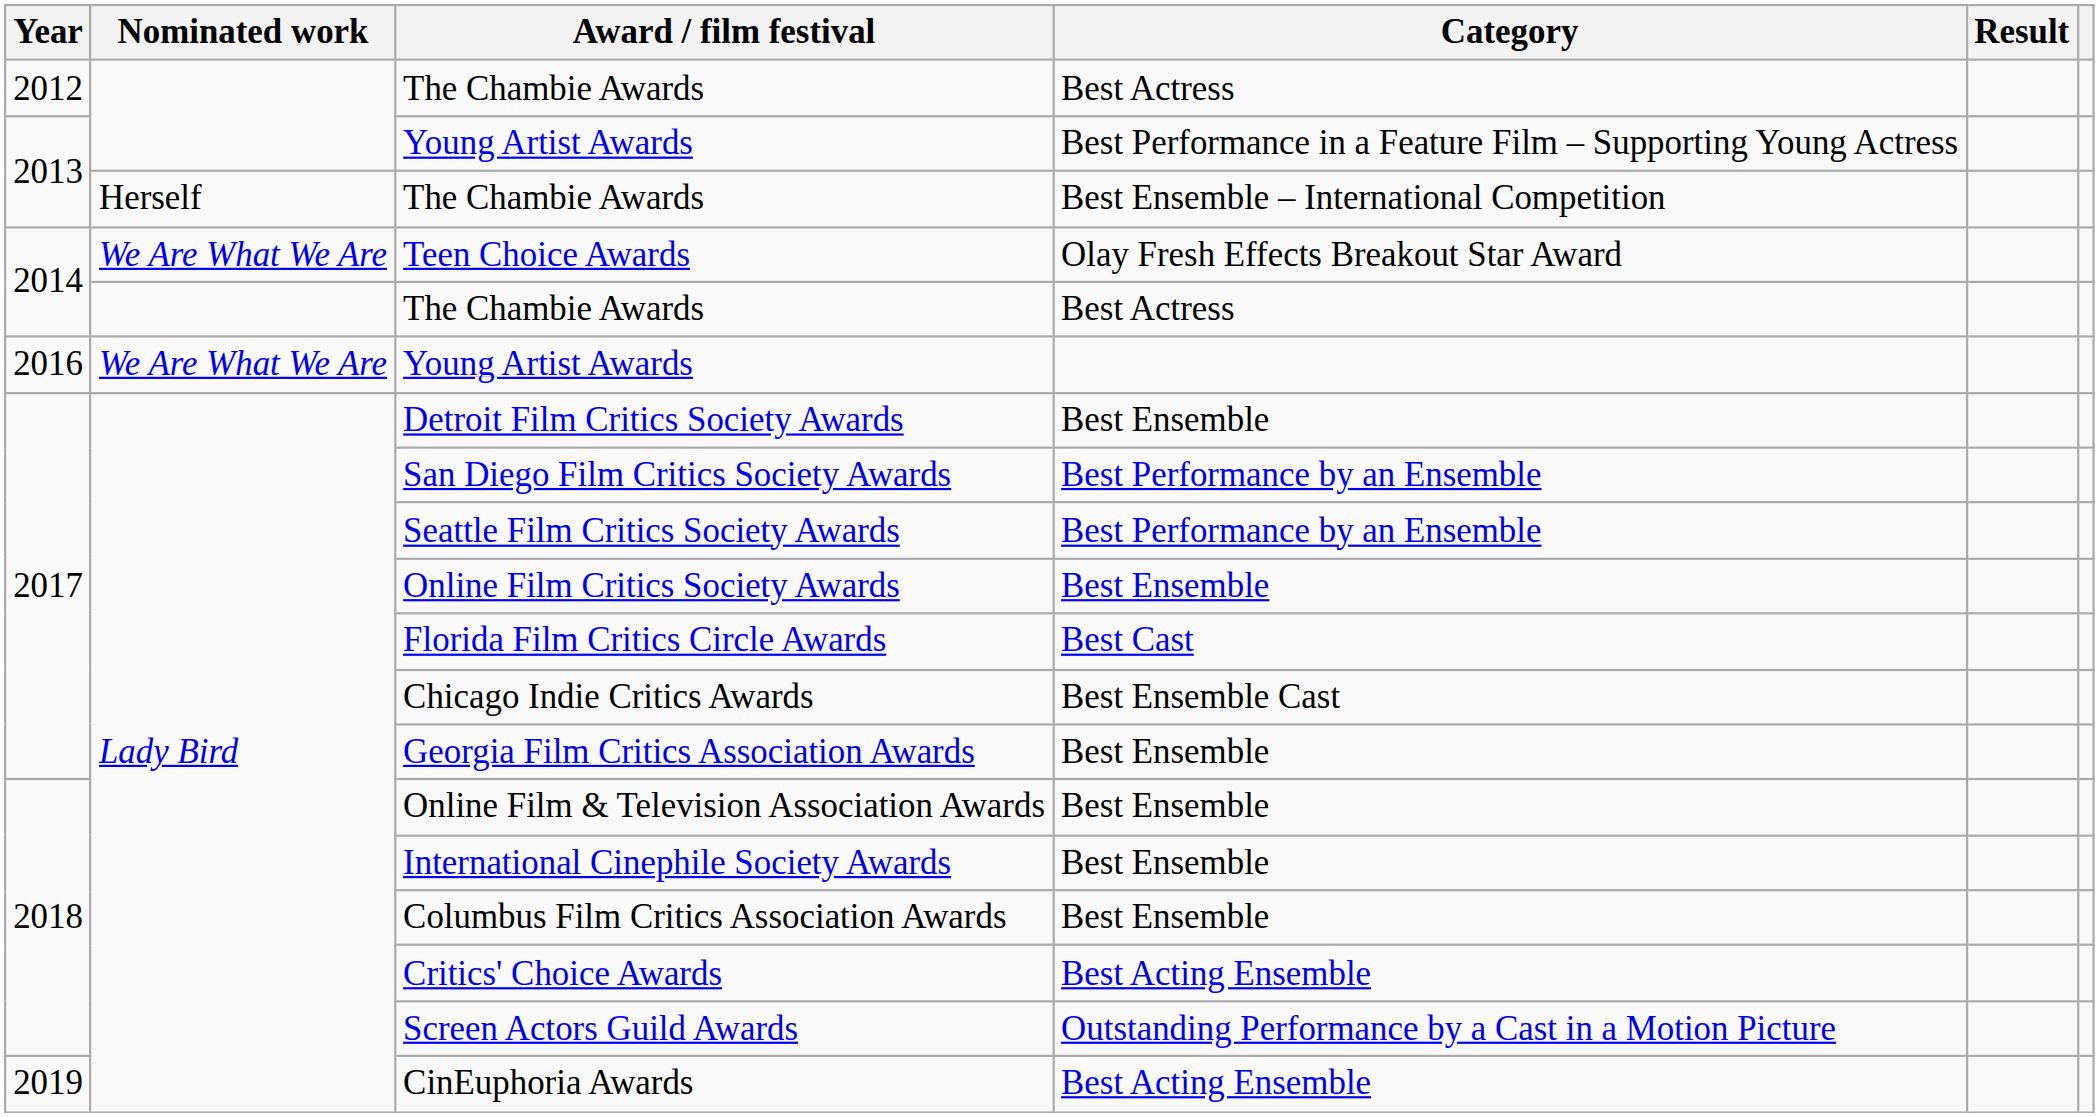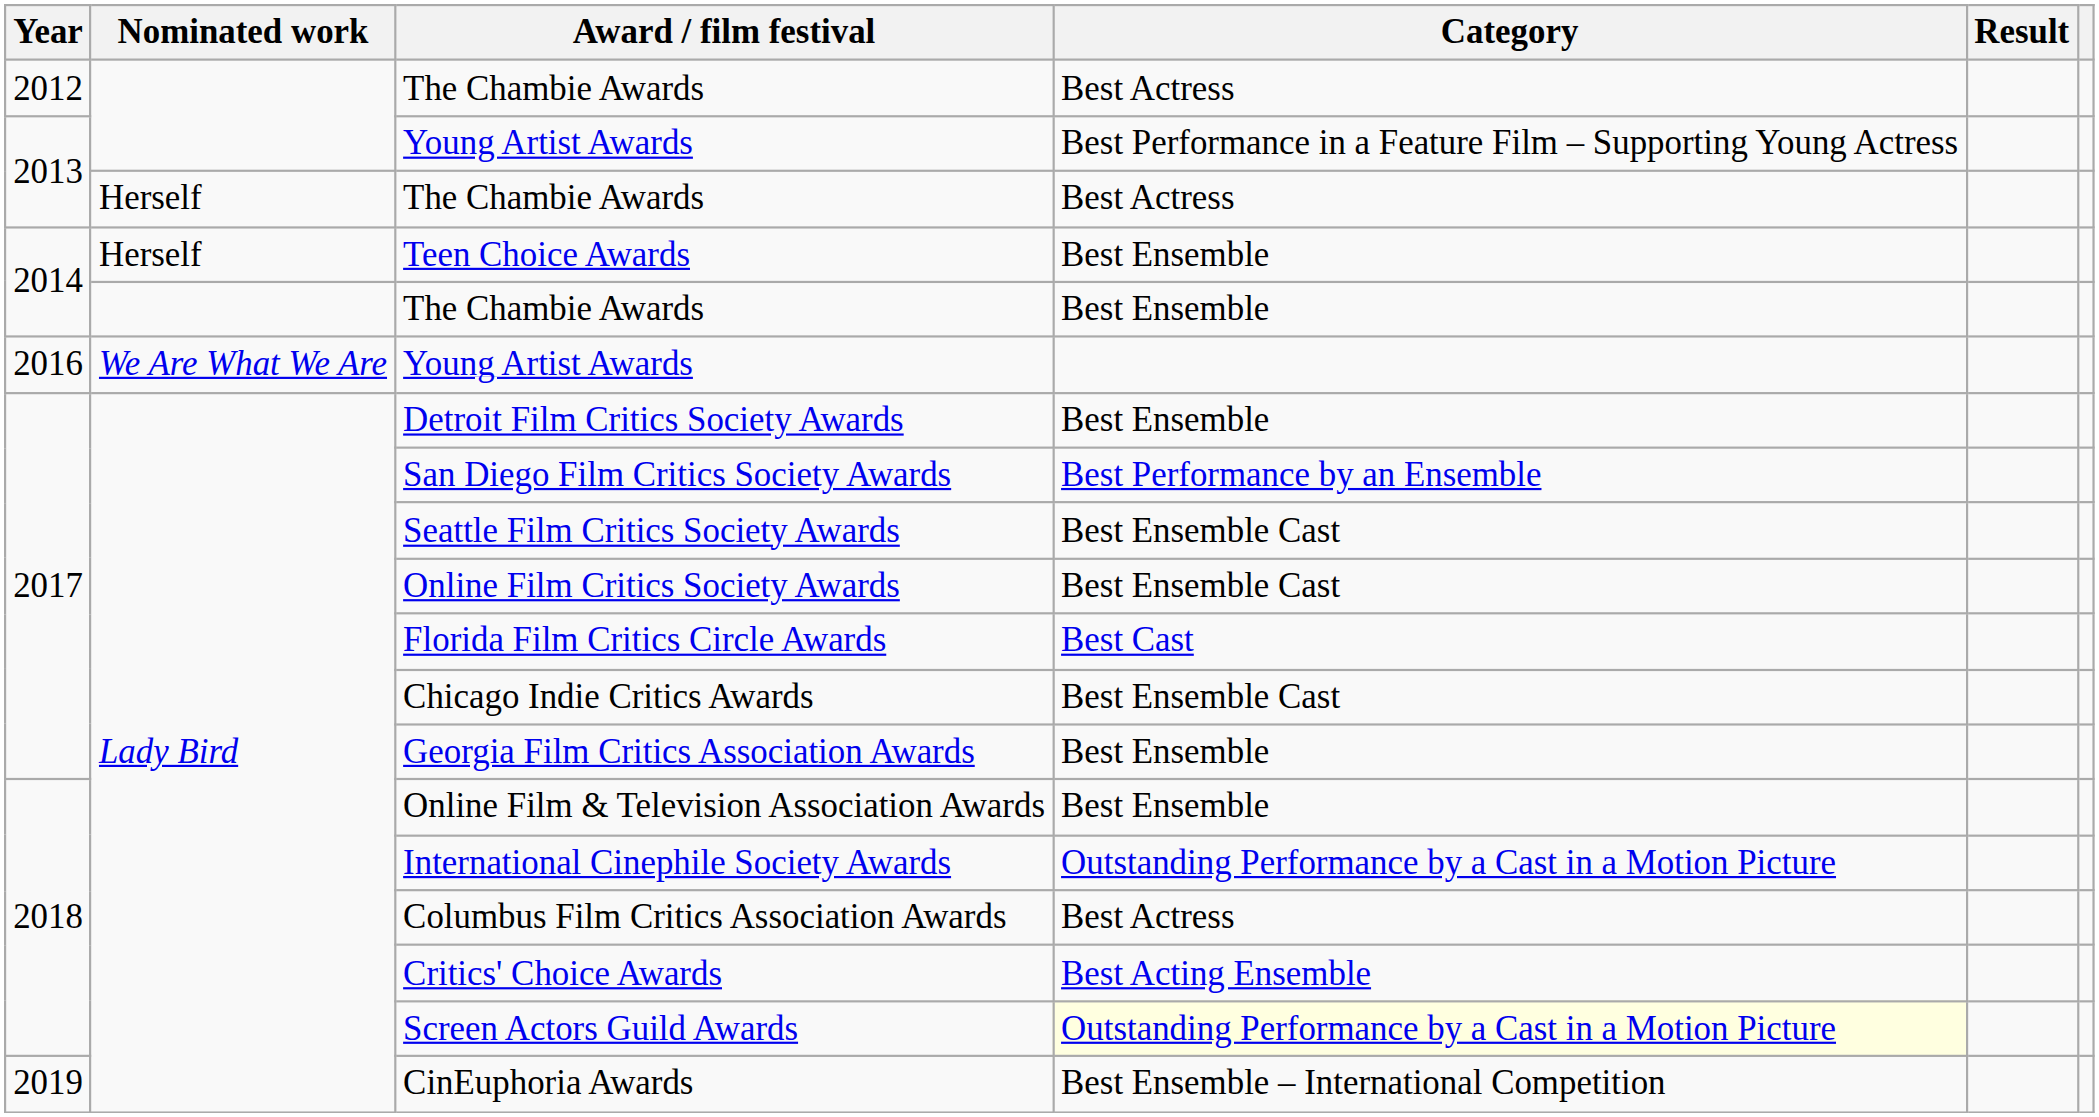(1363, 198) Best Ensemble – International Competition -> (1148, 198) Best Actress
(243, 253) We Are What We Are -> (150, 253) Herself
(1341, 253) Olay Fresh Effects Breakout Star Award -> (1165, 253) Best Ensemble
(1148, 308) Best Actress -> (1165, 308) Best Ensemble
(1301, 530) Best Performance by an Ensemble -> (1201, 530) Best Ensemble Cast
(1165, 585) Best Ensemble -> (1201, 585) Best Ensemble Cast
(1165, 861) Best Ensemble -> (1449, 861) Outstanding Performance by a Cast in a Motion Picture
(1165, 917) Best Ensemble -> (1148, 917) Best Actress
(1449, 1027) no background -> (1449, 1027) lightyellow background
(1216, 1083) Best Acting Ensemble -> (1363, 1083) Best Ensemble – International Competition
